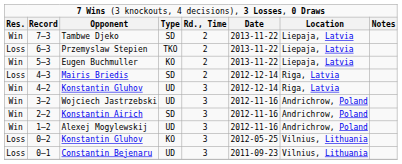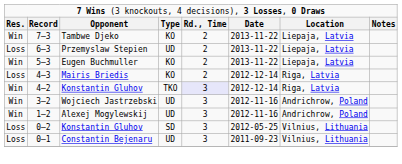(170, 37) SD -> (170, 37) KO
(170, 50) TKO -> (170, 50) UD
(170, 75) SD -> (170, 75) KO
(170, 88) UD -> (170, 88) TKO
(205, 88) no background -> (205, 88) lavender background
- row: (43, 114)
(170, 140) KO -> (170, 127) SD
